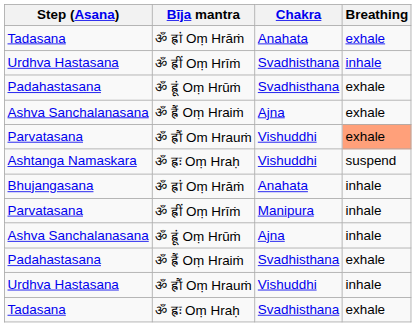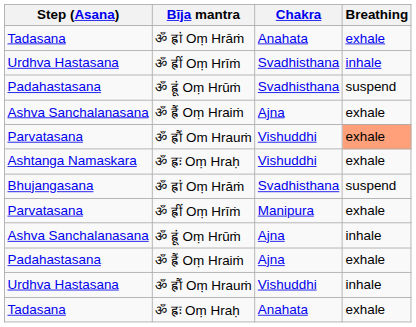(365, 87) exhale -> (371, 87) suspend
(371, 161) suspend -> (365, 161) exhale
(283, 186) Anahata -> (299, 186) Svadhisthana
(363, 186) inhale -> (371, 186) suspend
(363, 210) inhale -> (365, 210) exhale
(299, 260) Svadhisthana -> (271, 260) Ajna
(299, 309) Svadhisthana -> (283, 309) Anahata
